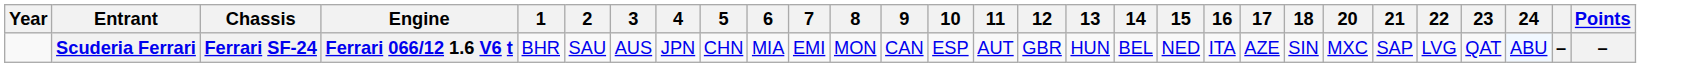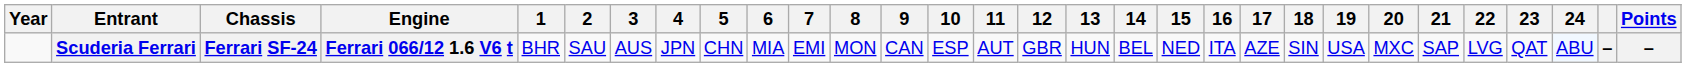+ column: (1346, 19)
